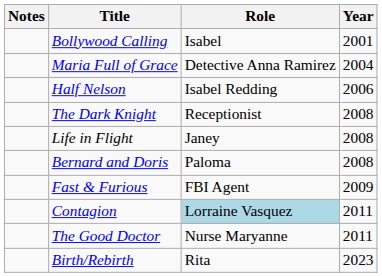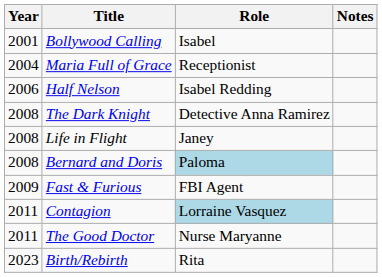columns swapped: (358, 16) <-> (26, 16)
(260, 65) Detective Anna Ramirez -> (217, 65) Receptionist
(223, 114) Receptionist -> (254, 114) Detective Anna Ramirez
(208, 162) no background -> (202, 162) lightblue background
